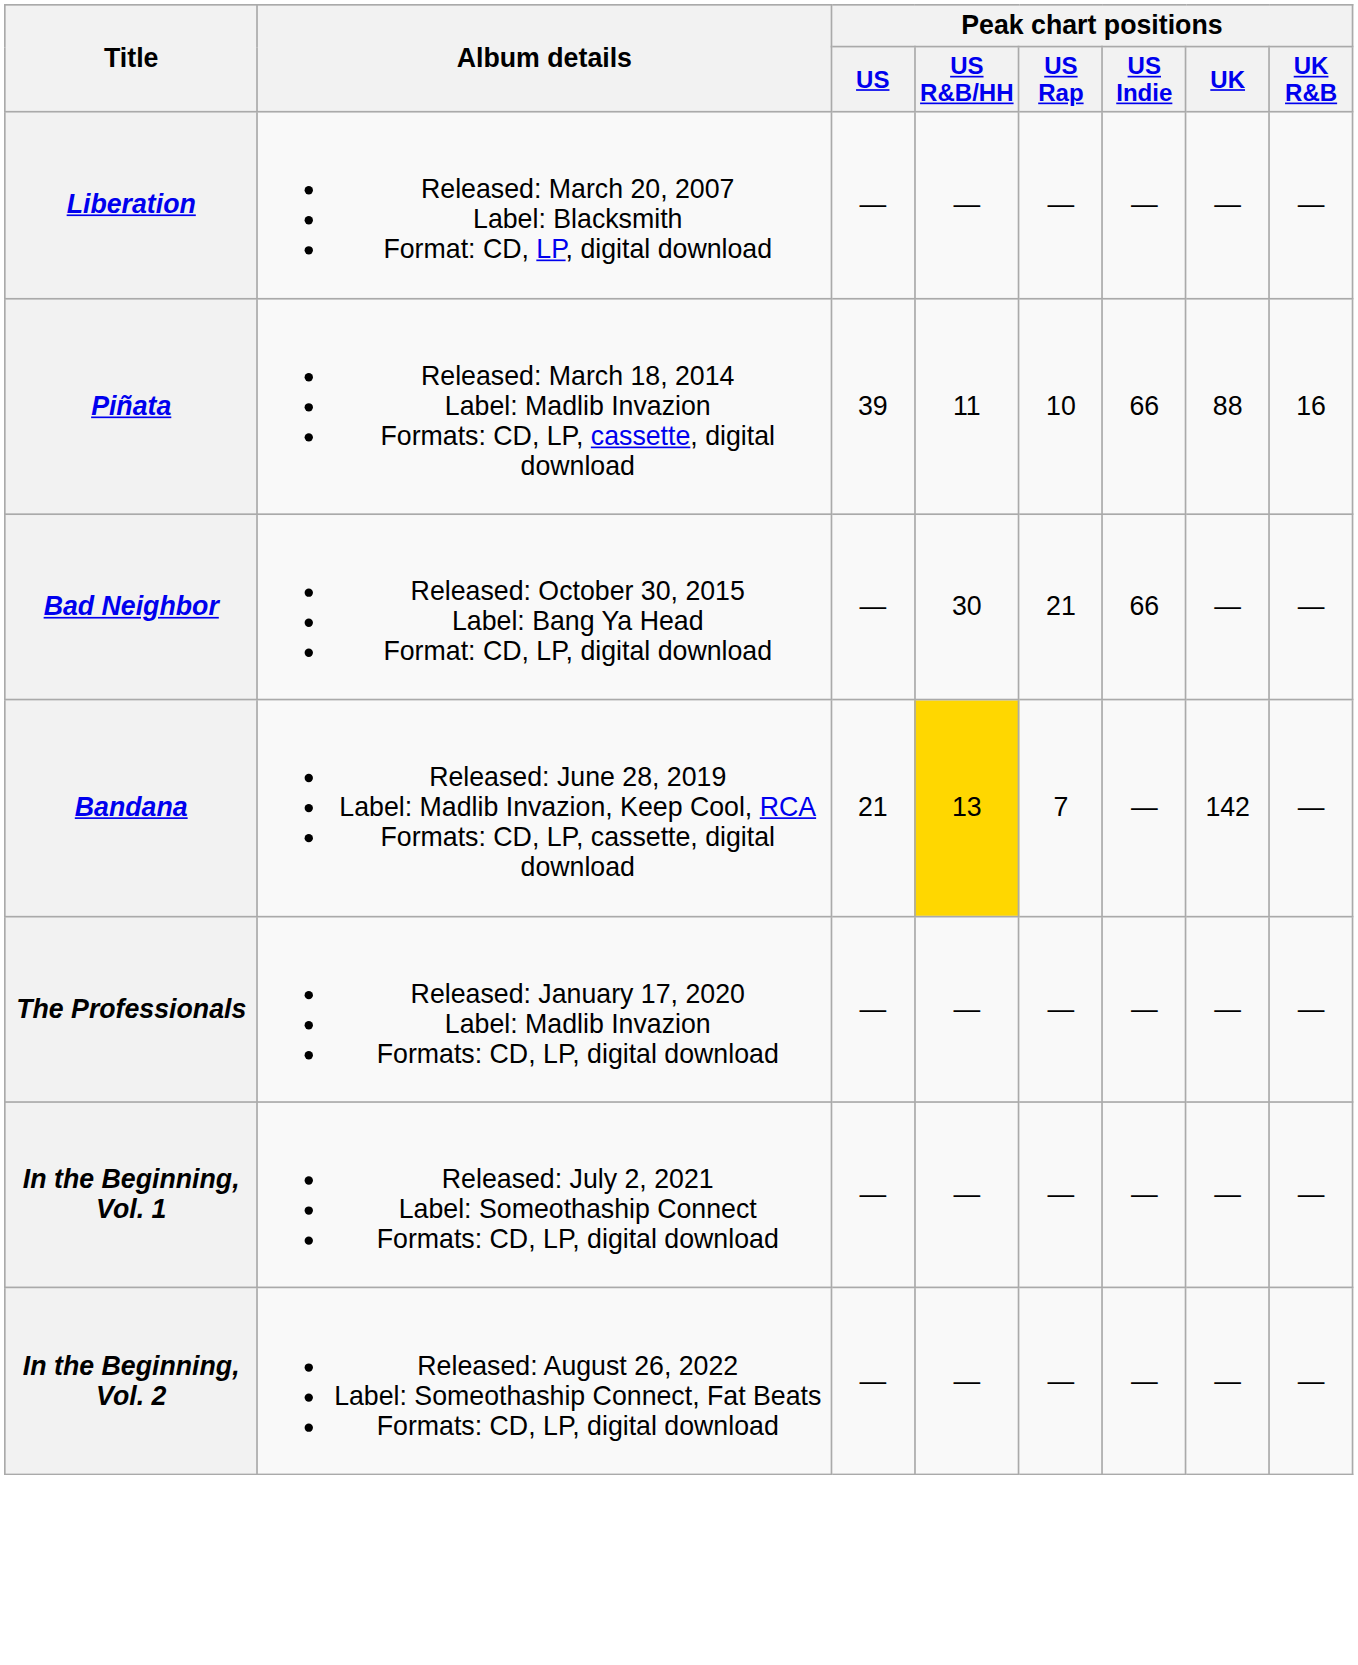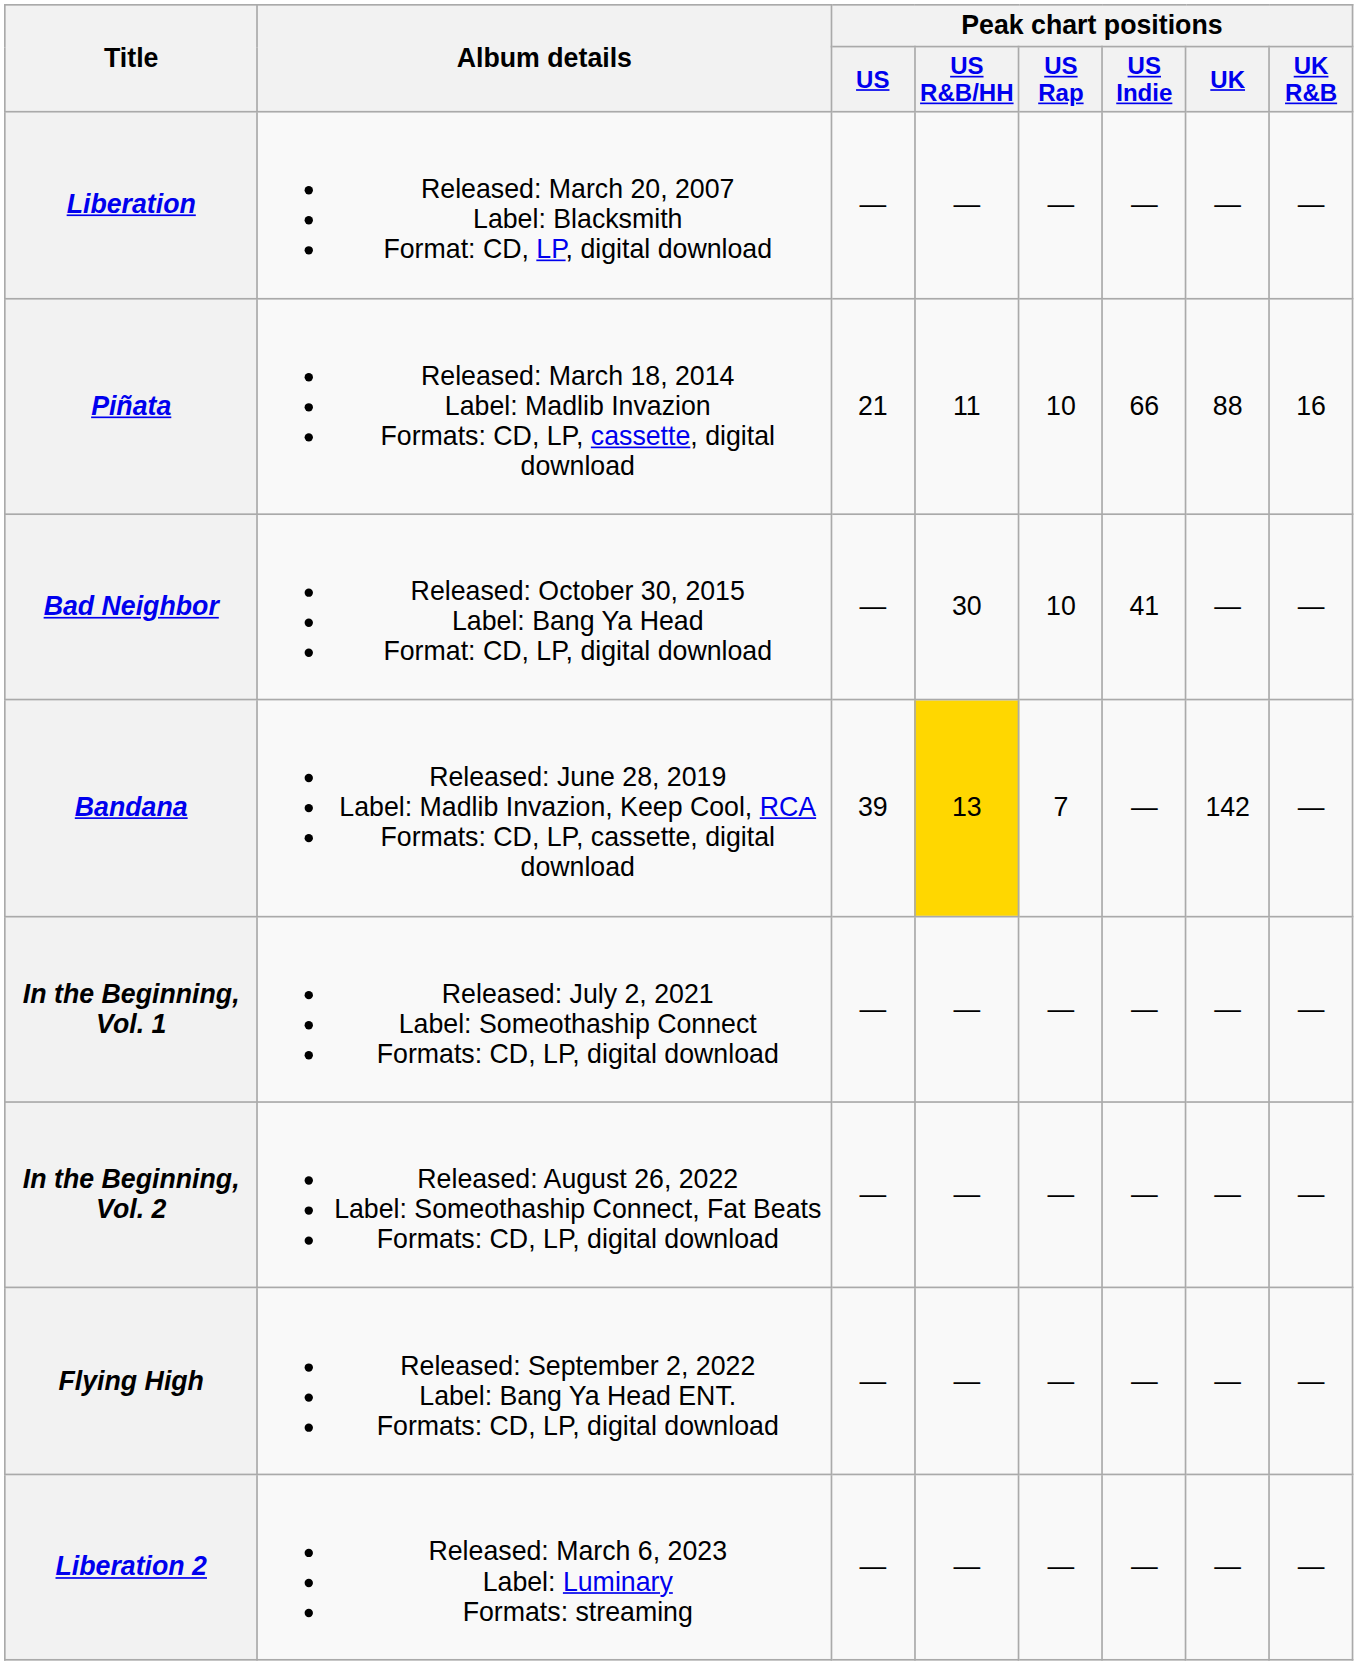(873, 405) 39 -> (873, 405) 21
(1061, 606) 21 -> (1061, 606) 10
(1144, 606) 66 -> (1144, 606) 41
(873, 807) 21 -> (873, 807) 39
- row: (131, 1008)
+ row: (131, 1380)
+ row: (131, 1566)
